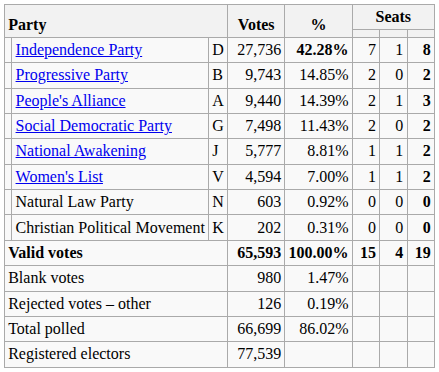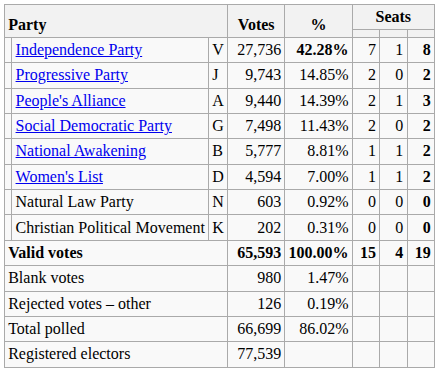(218, 49) D -> (218, 49) V
(218, 75) B -> (215, 75) J
(215, 151) J -> (218, 151) B
(218, 176) V -> (218, 176) D
